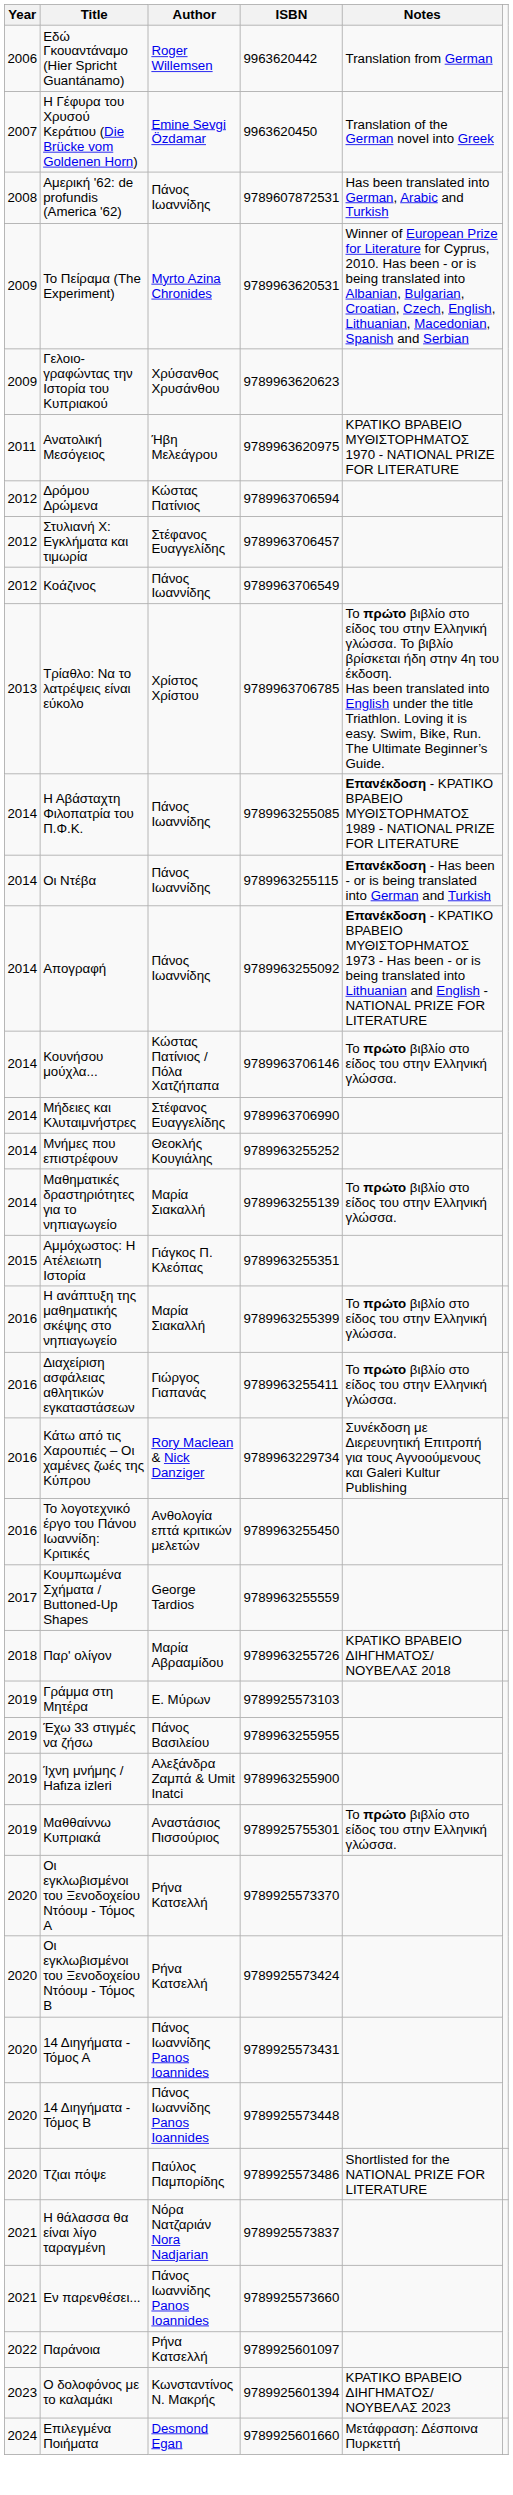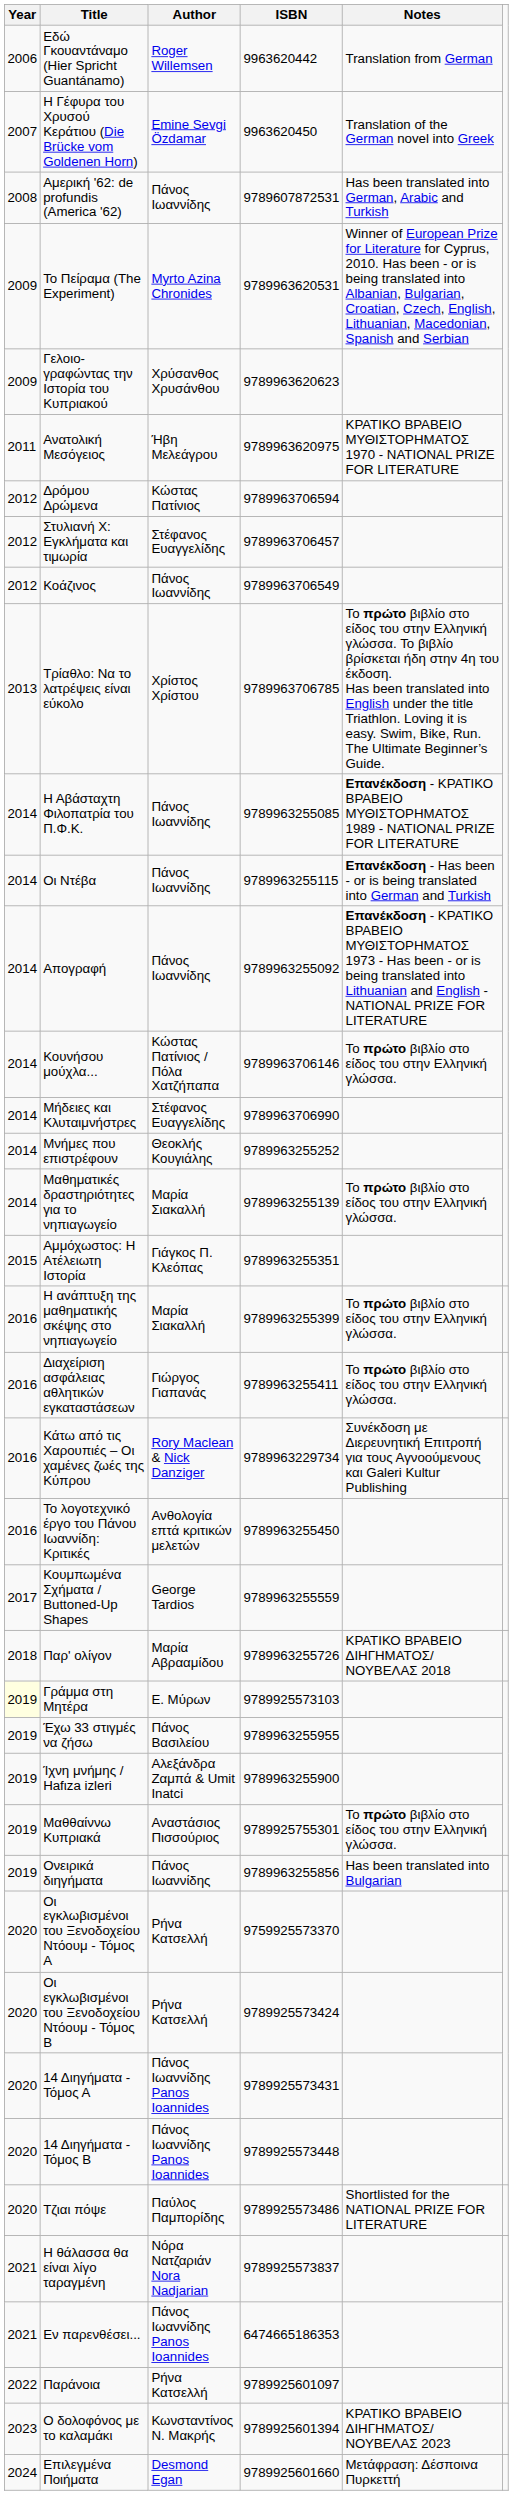(22, 1699) no background -> (22, 1699) lightyellow background
+ row: (73, 1873)
(291, 1895) 9789925573370 -> (291, 1931) 9759925573370
(291, 2298) 9789925573660 -> (291, 2334) 6474665186353
